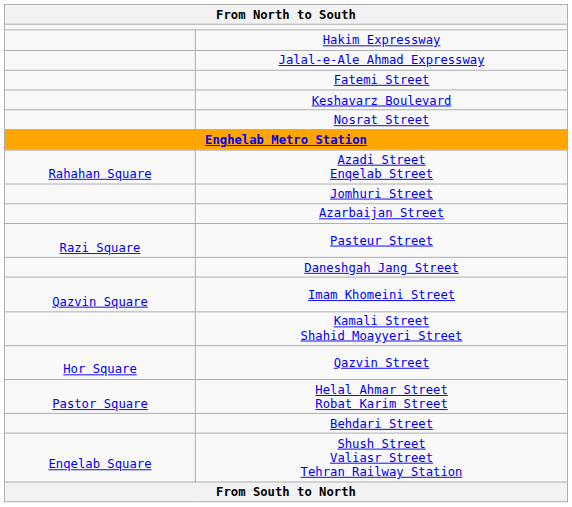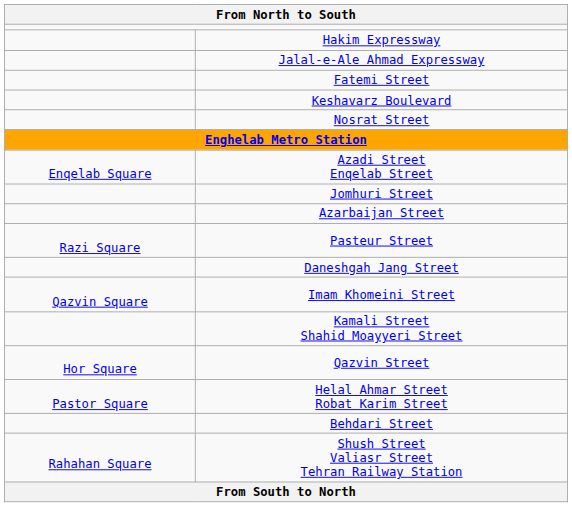(100, 174) Rahahan Square -> (100, 174) Enqelab Square
(100, 465) Enqelab Square -> (100, 465) Rahahan Square
